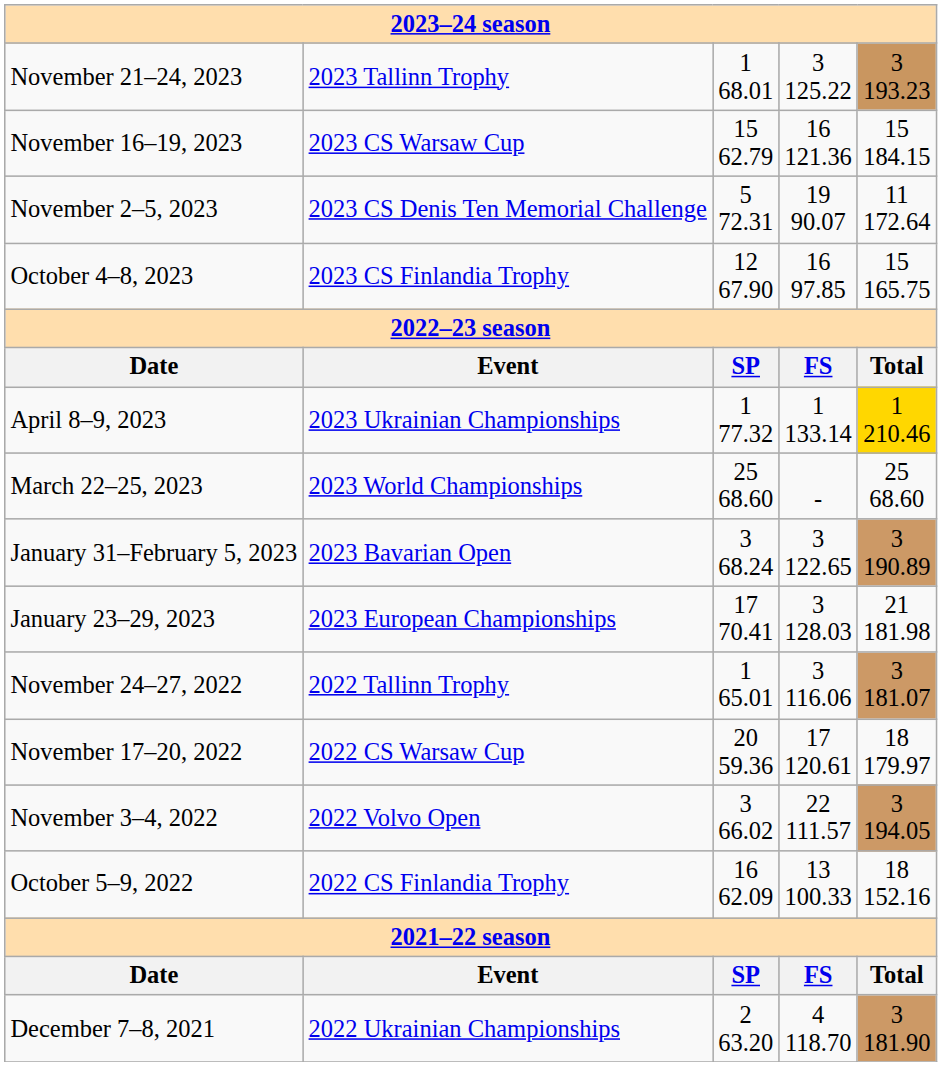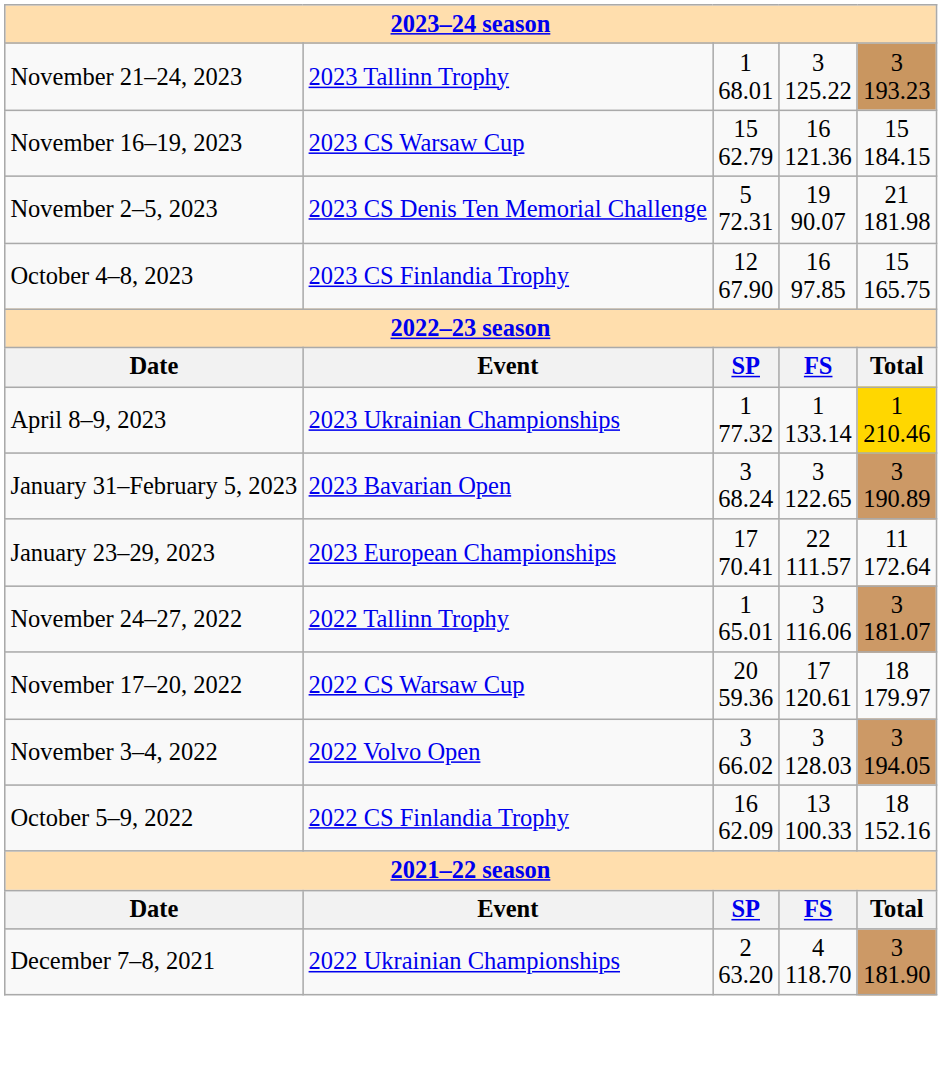(897, 209) 11 172.64 -> (897, 209) 21 181.98
- row: (107, 485)
(818, 618) 3 128.03 -> (818, 552) 22 111.57
(897, 618) 21 181.98 -> (897, 552) 11 172.64
(818, 817) 22 111.57 -> (818, 751) 3 128.03
